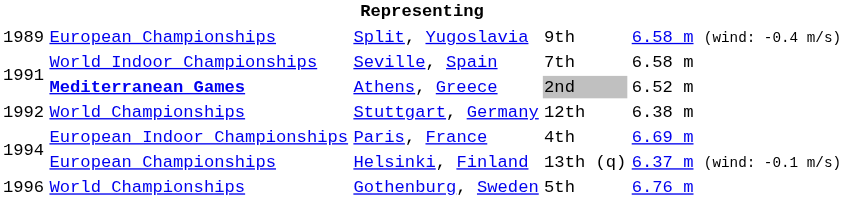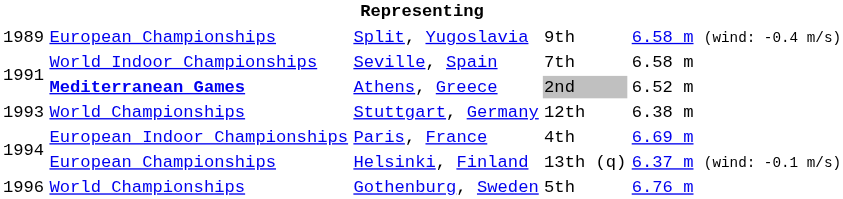(24, 112) 1992 -> (24, 112) 1993
